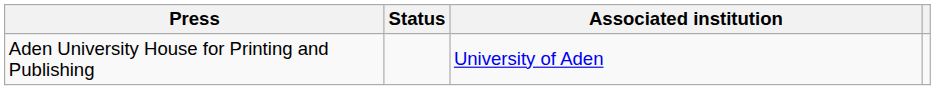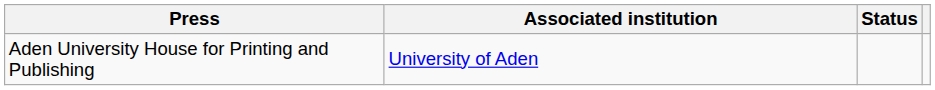columns swapped: (686, 19) <-> (417, 19)
